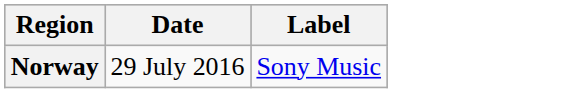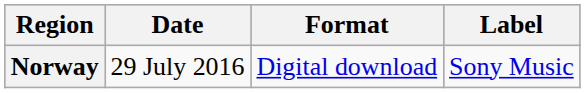+ column: (347, 25)
